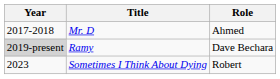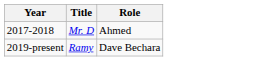(35, 47) lightgrey background -> (35, 47) no background
- row: (138, 64)
